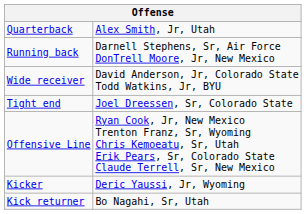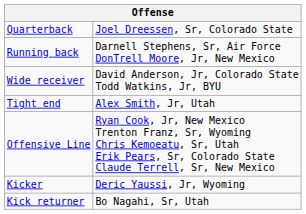(155, 29) Alex Smith, Jr, Utah -> (194, 29) Joel Dreessen, Sr, Colorado State
(194, 103) Joel Dreessen, Sr, Colorado State -> (155, 103) Alex Smith, Jr, Utah
